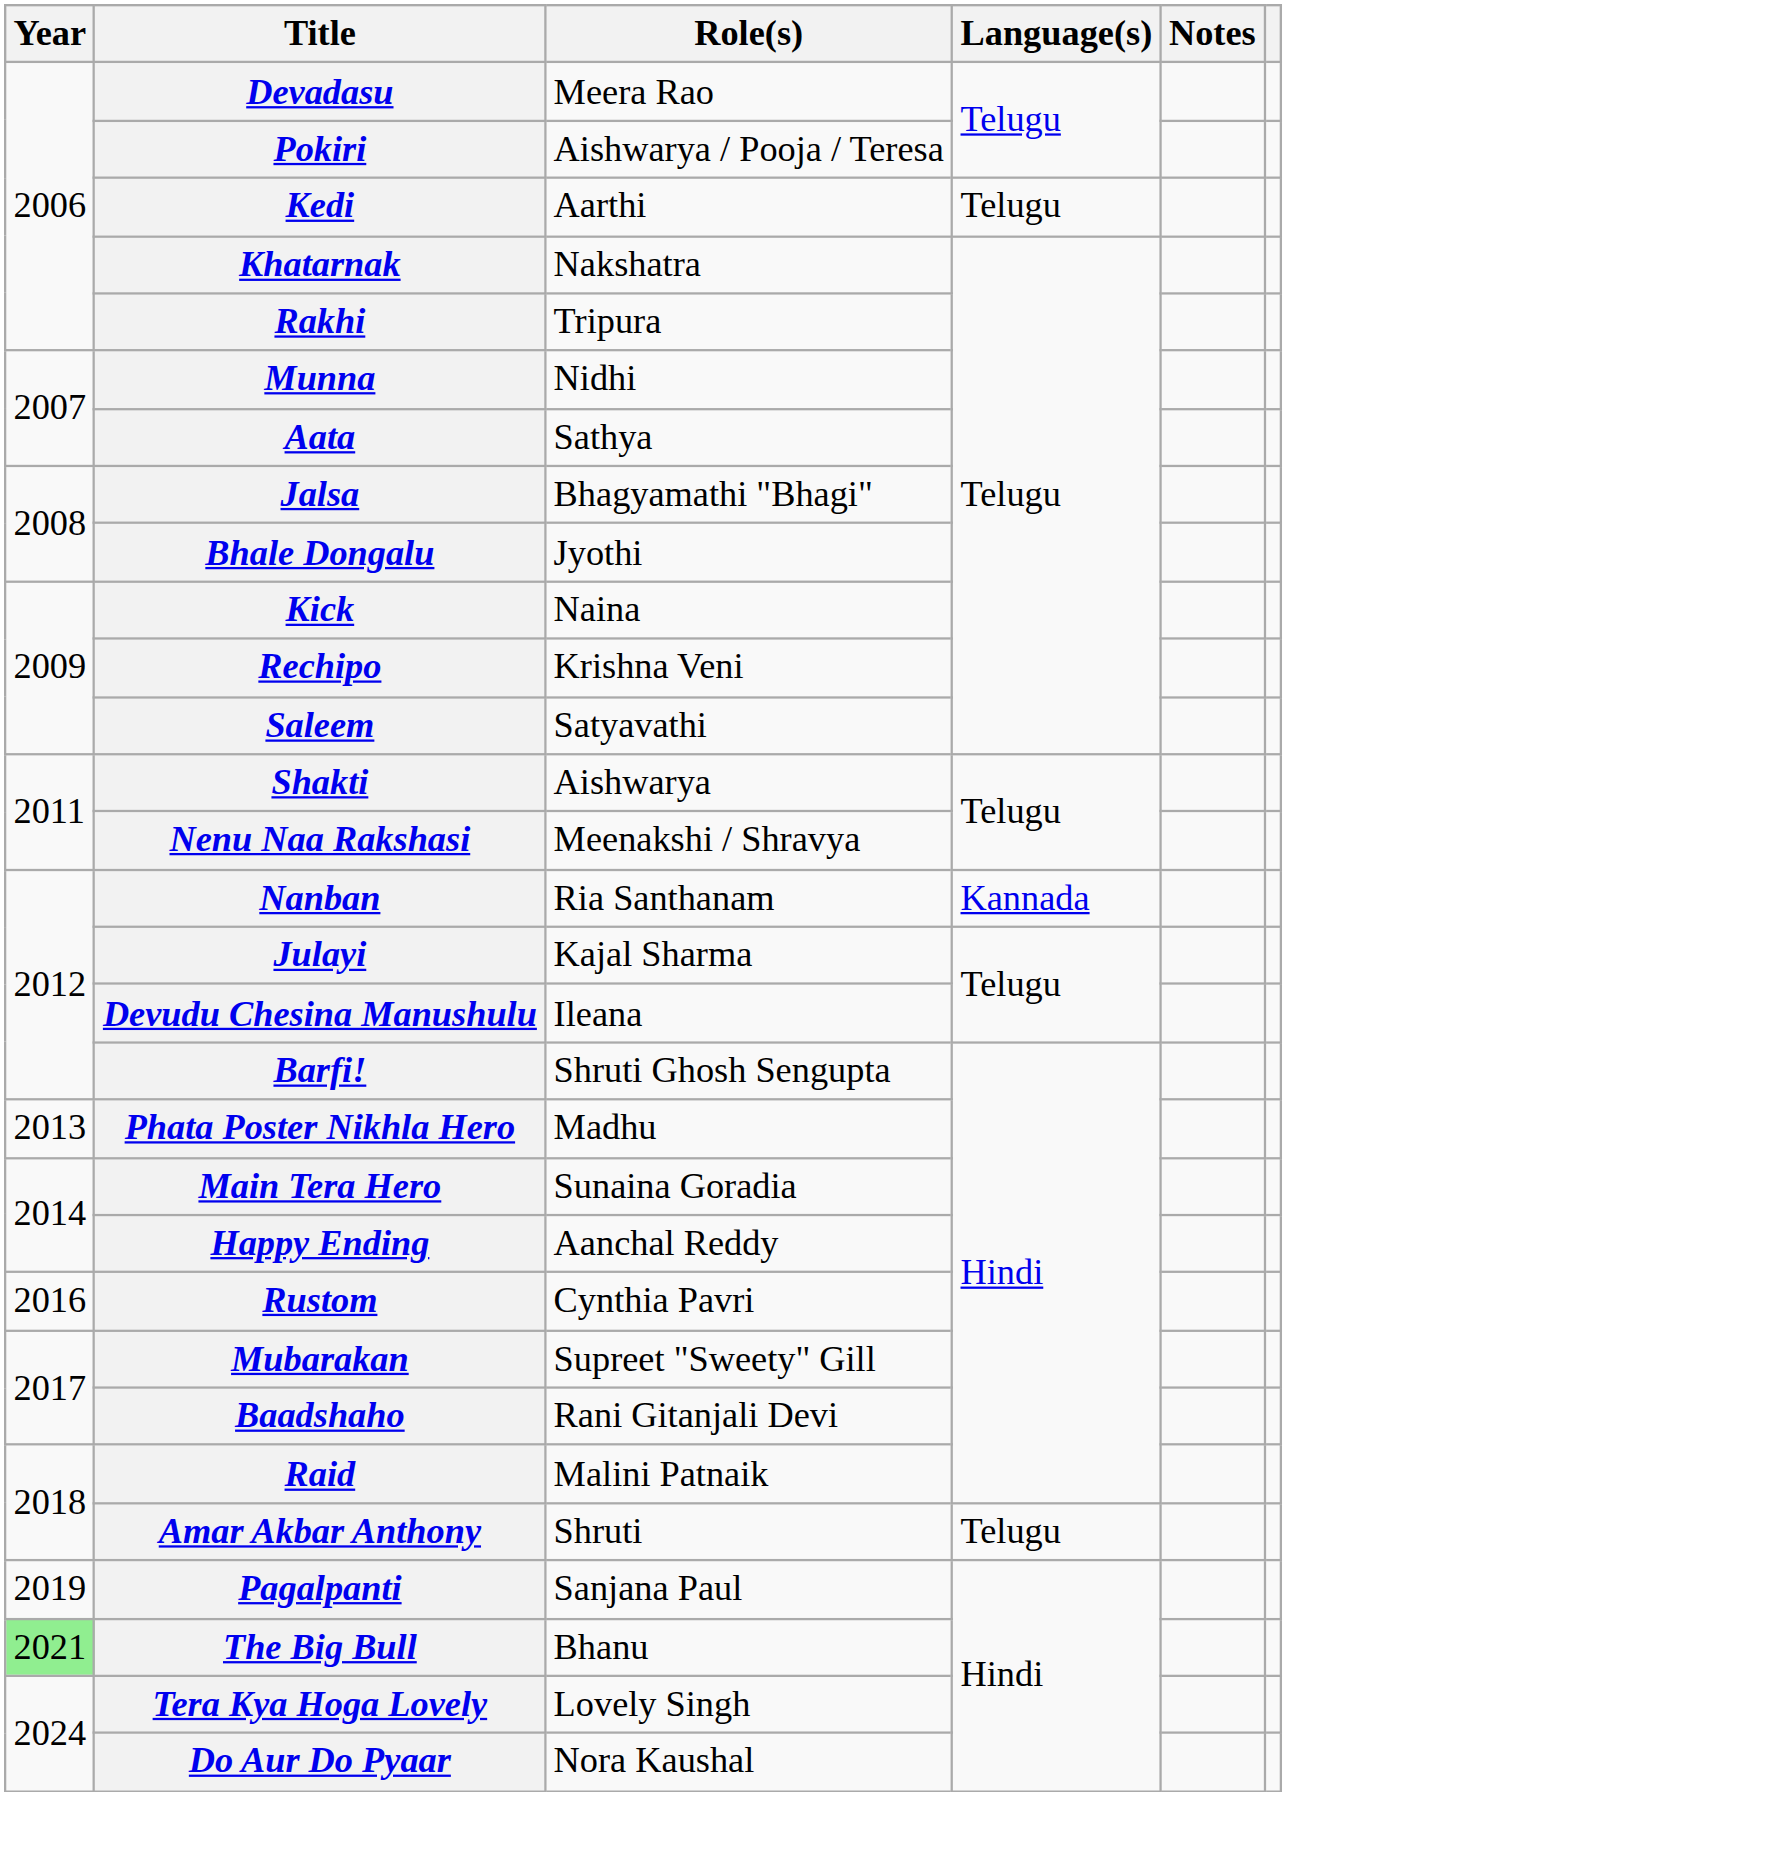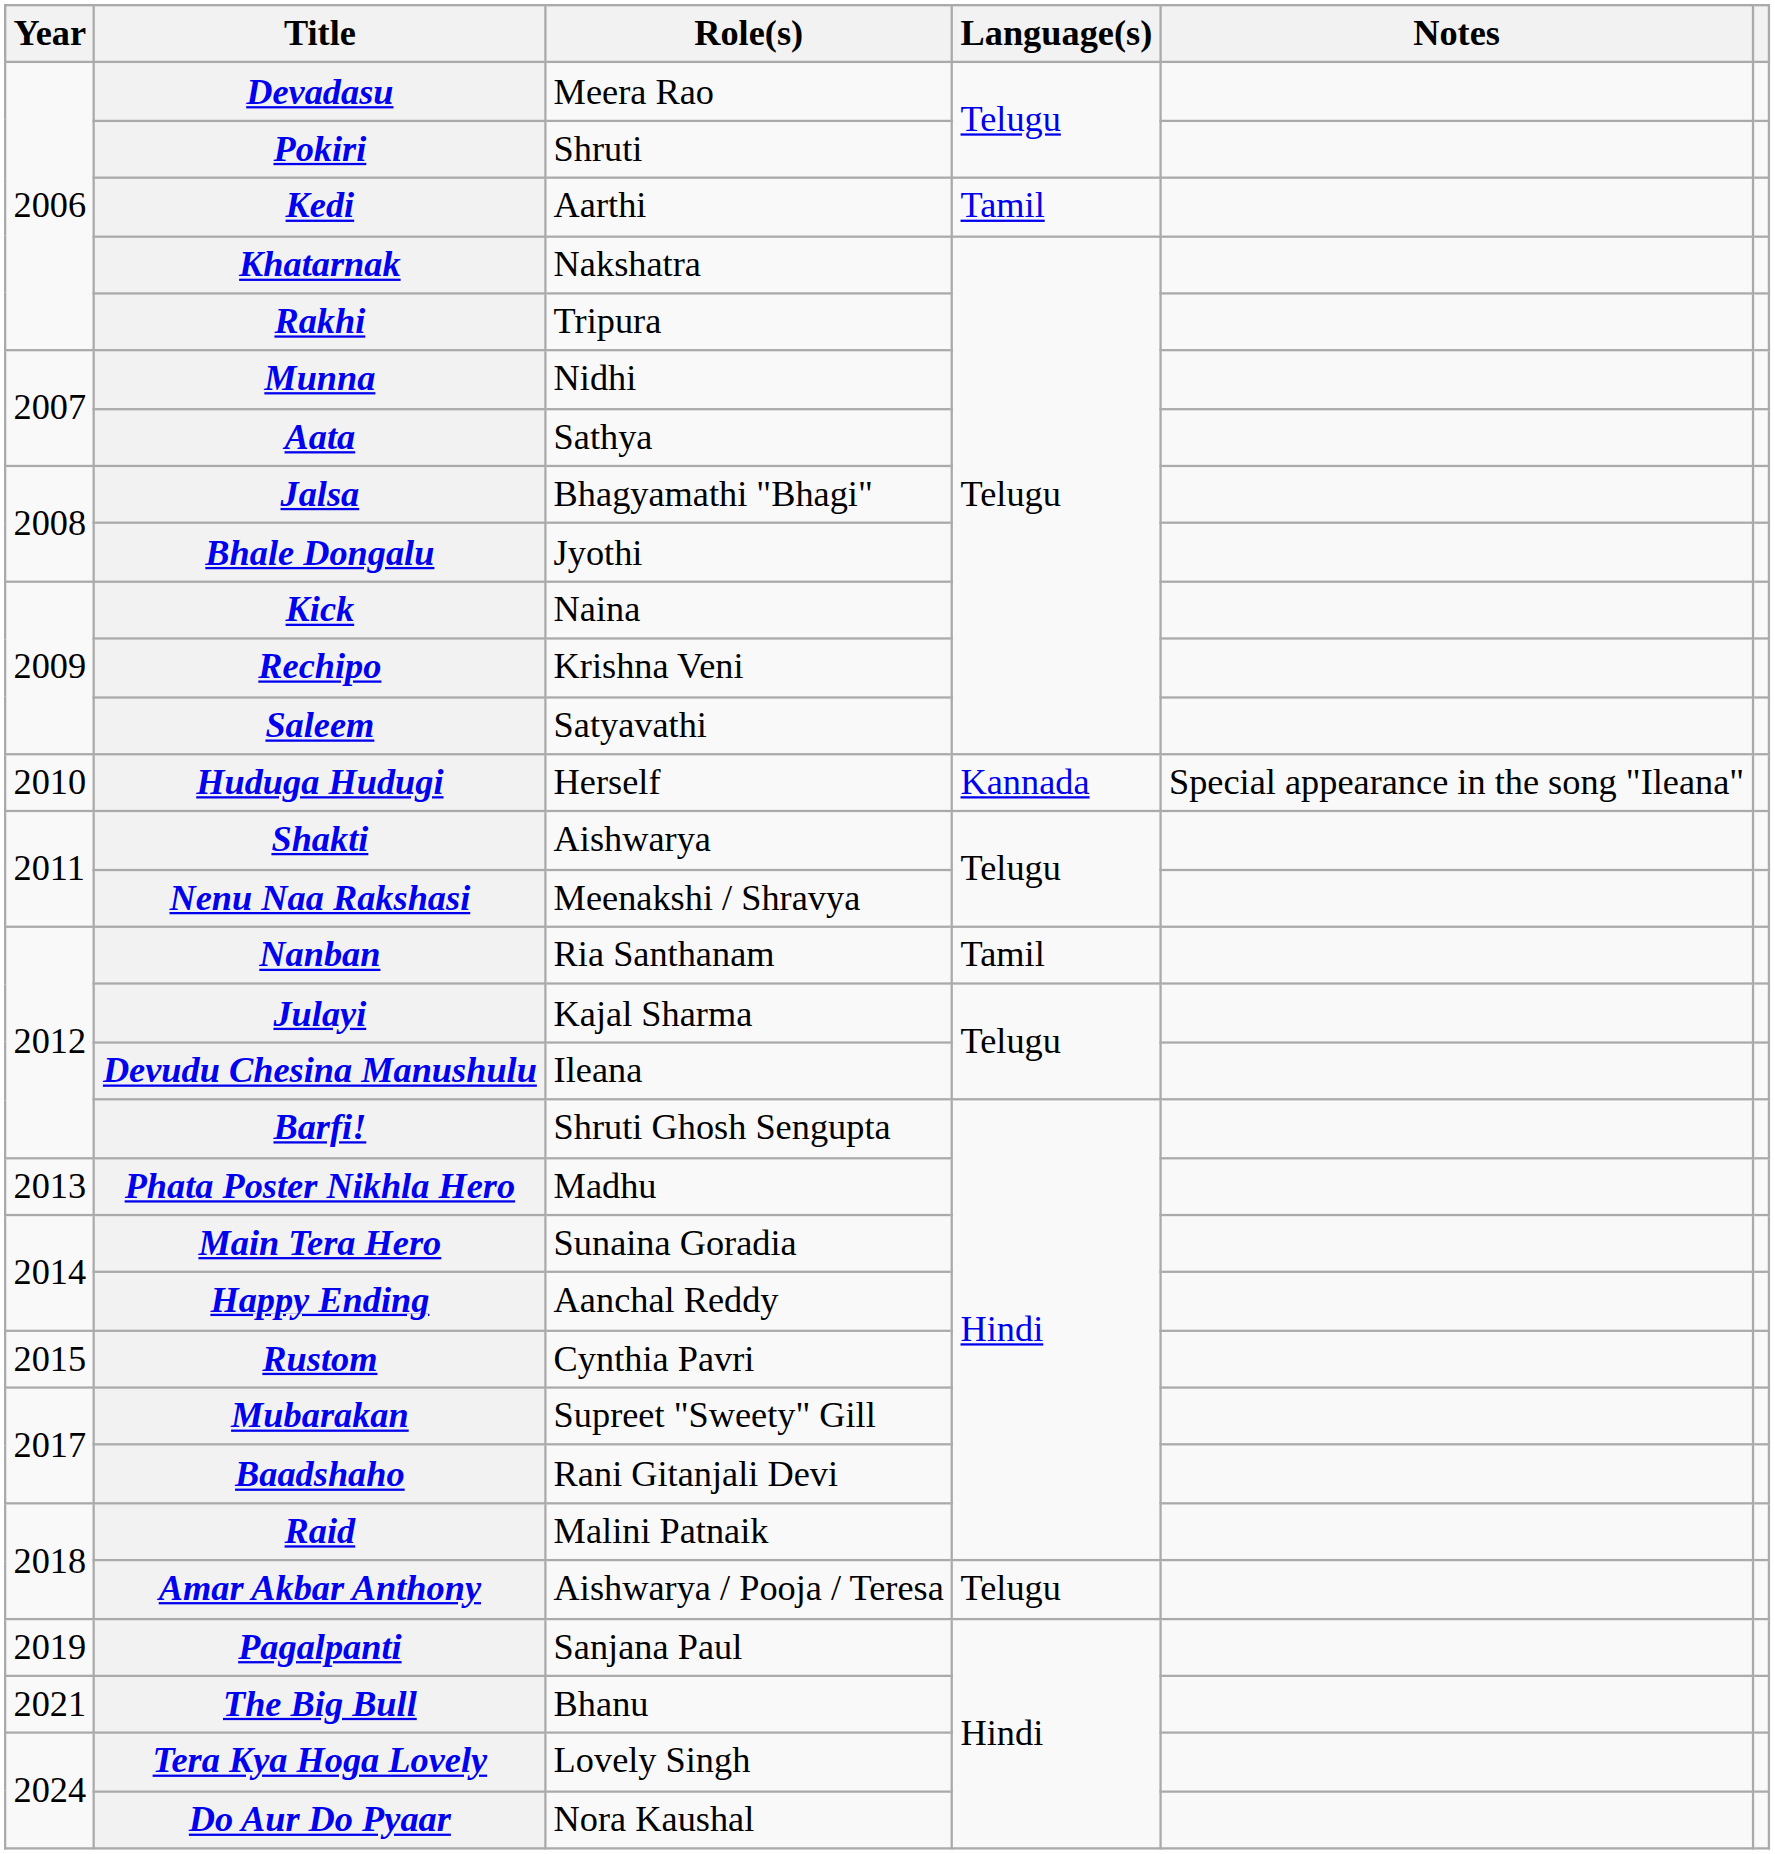(749, 148) Aishwarya / Pooja / Teresa -> (598, 148) Shruti
(1011, 206) Telugu -> (1003, 206) Tamil
+ row: (320, 782)
(1025, 897) Kannada -> (1003, 954) Tamil
(50, 1300) 2016 -> (50, 1358) 2015
(598, 1530) Shruti -> (749, 1588) Aishwarya / Pooja / Teresa
(50, 1646) lightgreen background -> (50, 1703) no background
